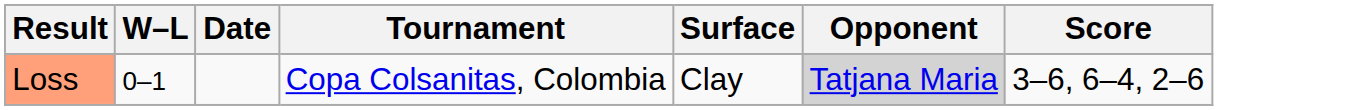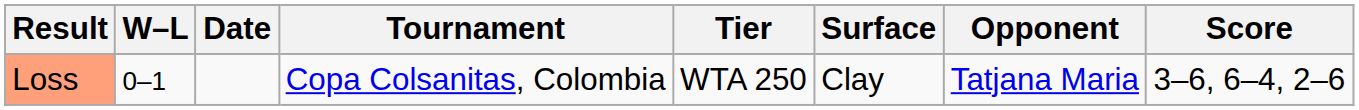+ column: (743, 29)
(904, 79) lightgrey background -> (1045, 79) no background
